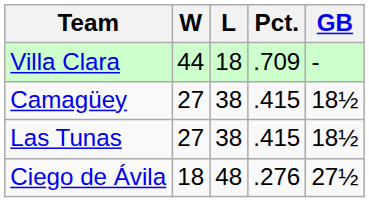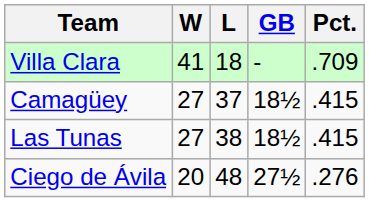columns swapped: (277, 23) <-> (335, 23)
(191, 61) 44 -> (191, 61) 41
(229, 100) 38 -> (229, 100) 37
(191, 176) 18 -> (191, 176) 20
